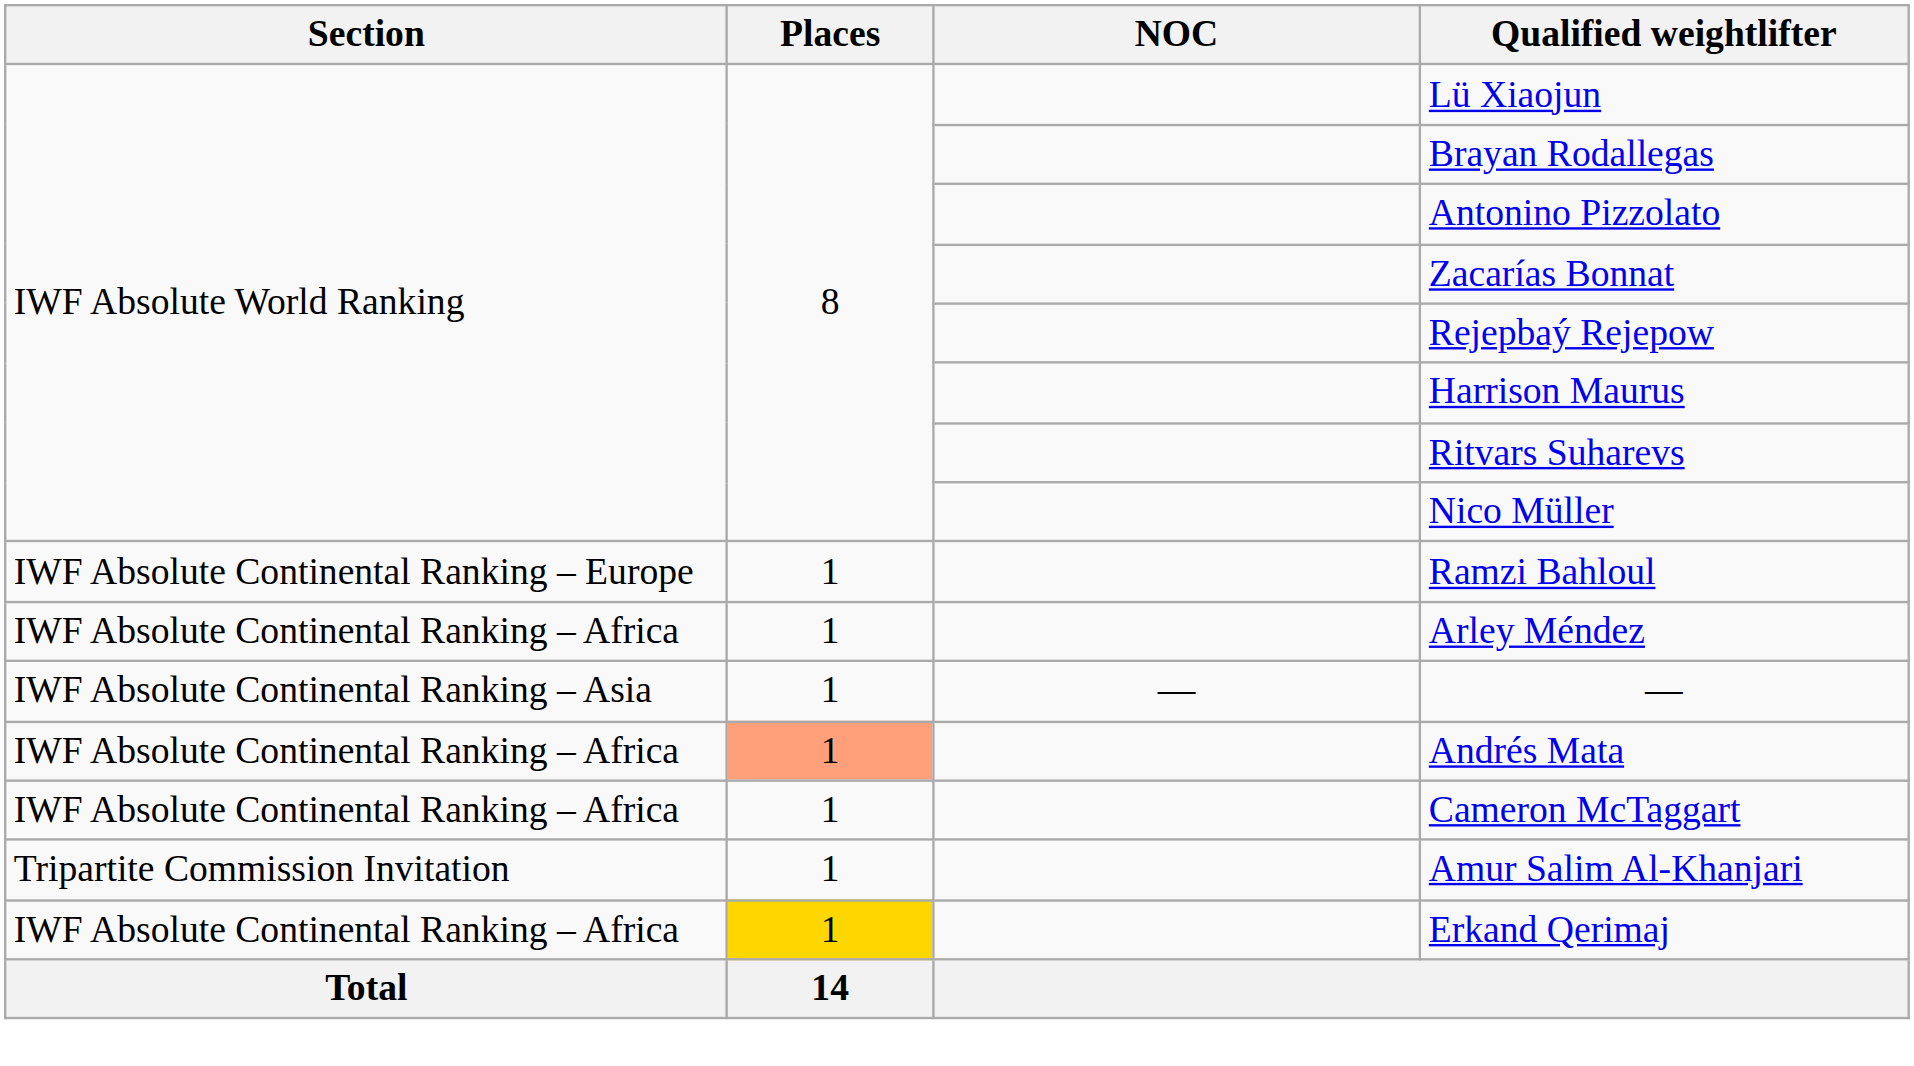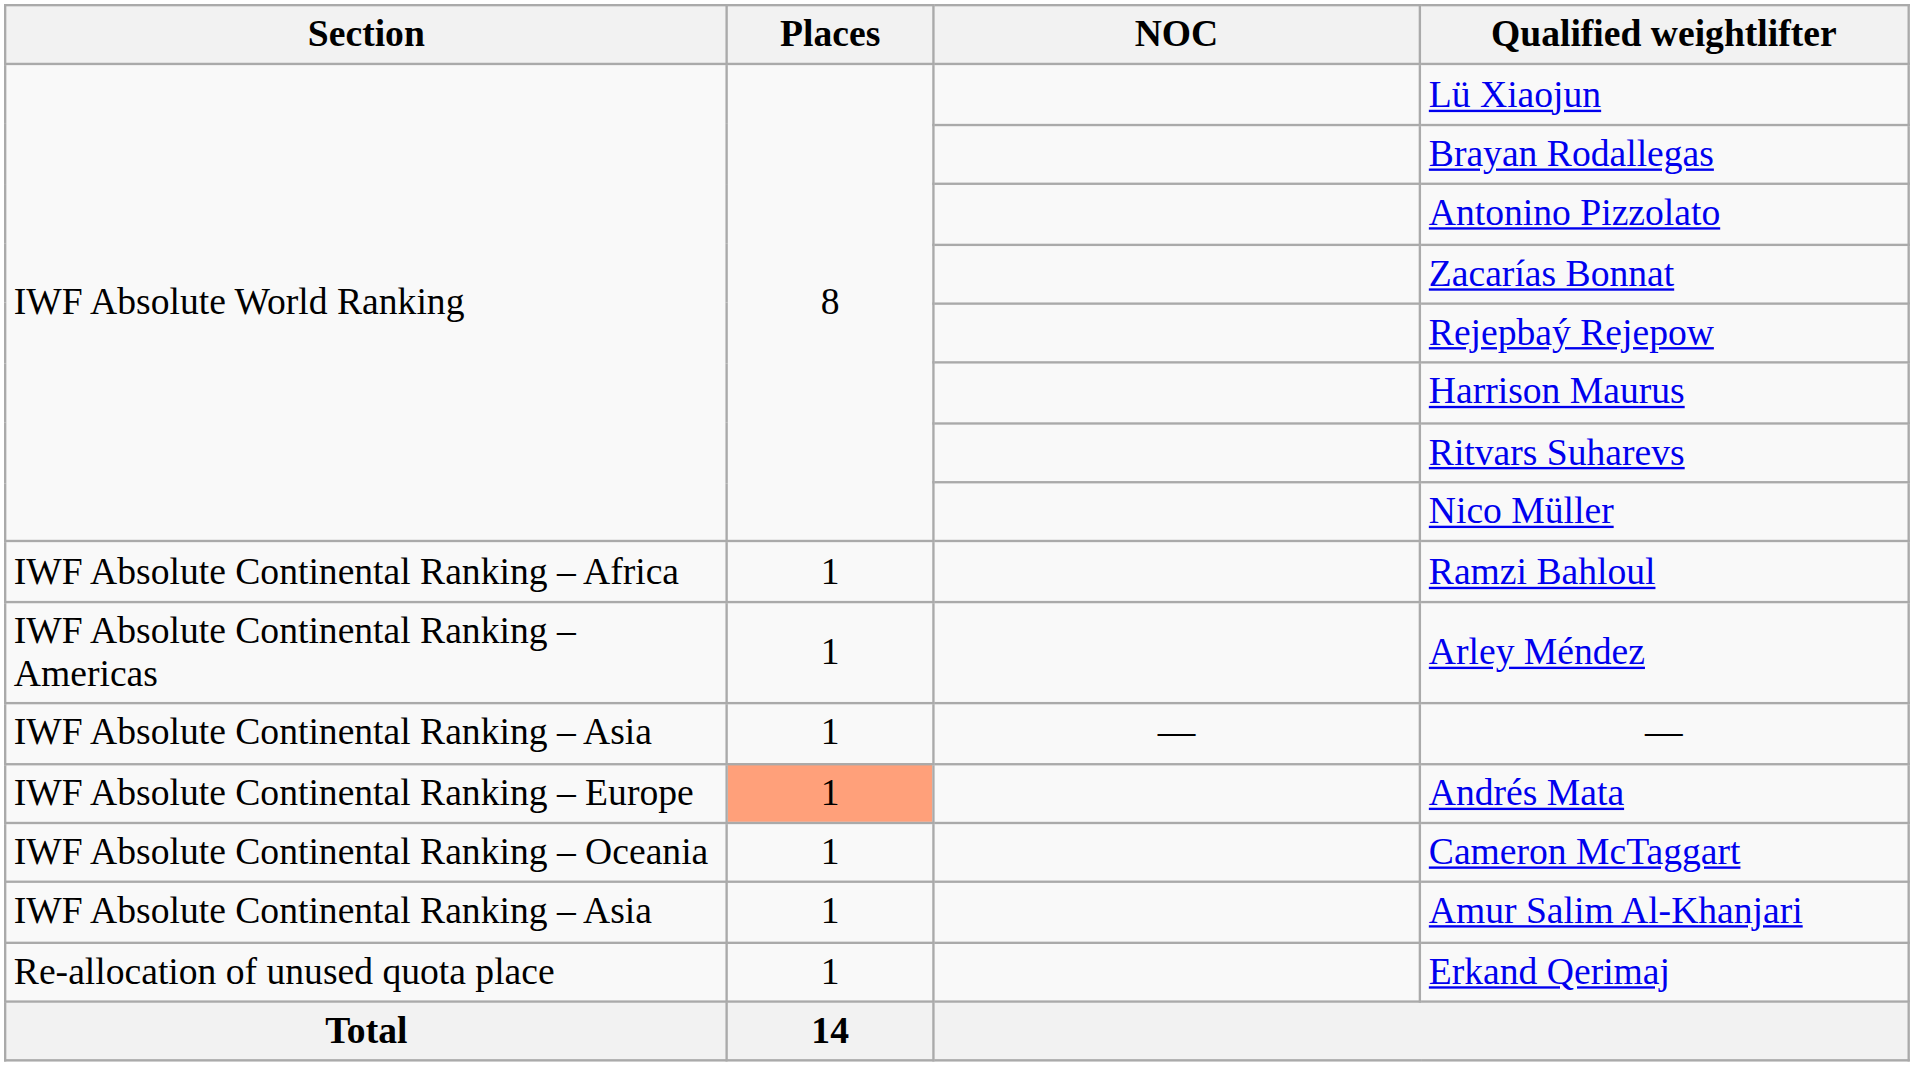(354, 570) IWF Absolute Continental Ranking – Europe -> (346, 570) IWF Absolute Continental Ranking – Africa
(346, 630) IWF Absolute Continental Ranking – Africa -> (295, 651) IWF Absolute Continental Ranking – Americas
(346, 749) IWF Absolute Continental Ranking – Africa -> (354, 792) IWF Absolute Continental Ranking – Europe
(346, 809) IWF Absolute Continental Ranking – Africa -> (361, 851) IWF Absolute Continental Ranking – Oceania
(262, 869) Tripartite Commission Invitation -> (333, 911) IWF Absolute Continental Ranking – Asia
(346, 928) IWF Absolute Continental Ranking – Africa -> (284, 971) Re-allocation of unused quota place
(830, 928) gold background -> (830, 971) no background
